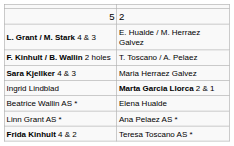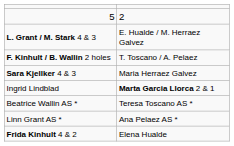(143, 104) Elena Hualde -> (156, 104) Teresa Toscano AS *
(156, 134) Teresa Toscano AS * -> (143, 134) Elena Hualde
